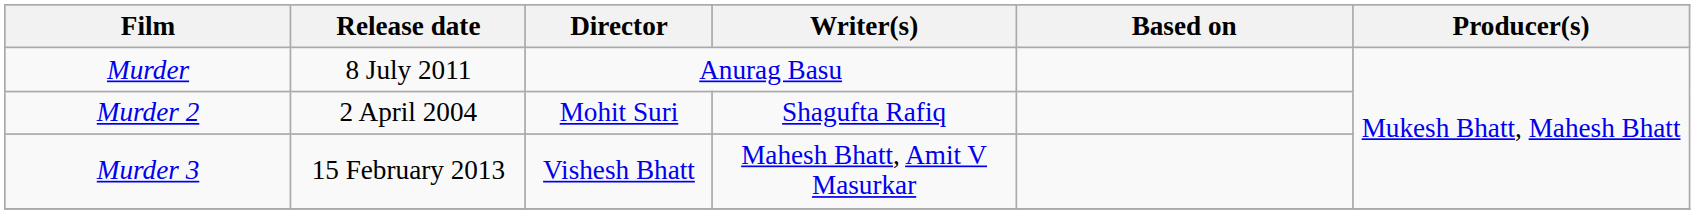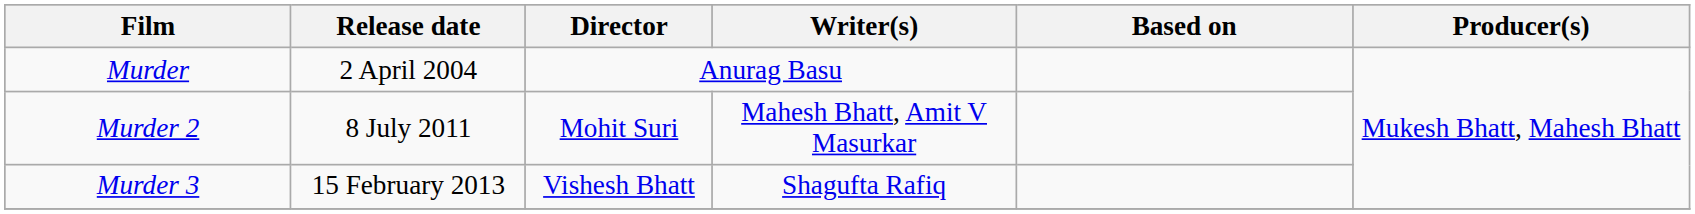(408, 69) 8 July 2011 -> (408, 69) 2 April 2004
(408, 112) 2 April 2004 -> (408, 127) 8 July 2011
(864, 112) Shagufta Rafiq -> (864, 127) Mahesh Bhatt, Amit V Masurkar
(864, 170) Mahesh Bhatt, Amit V Masurkar -> (864, 186) Shagufta Rafiq
